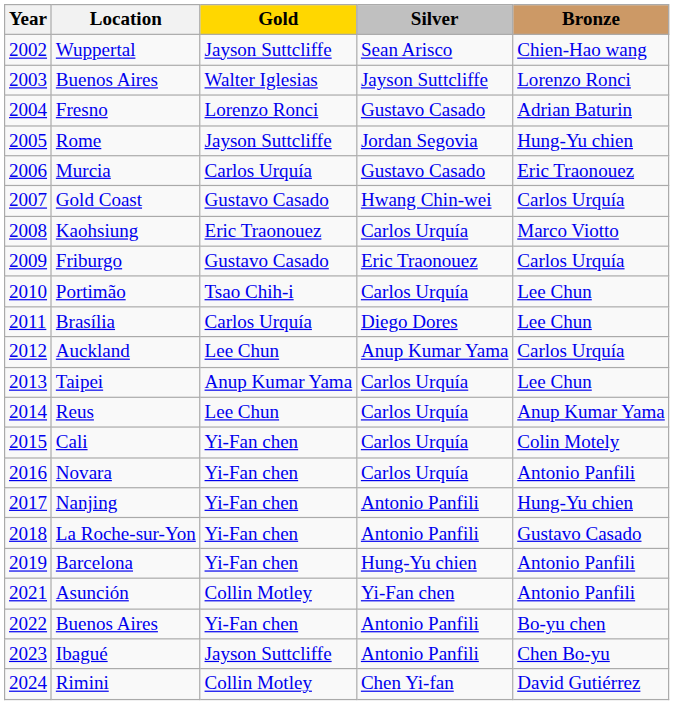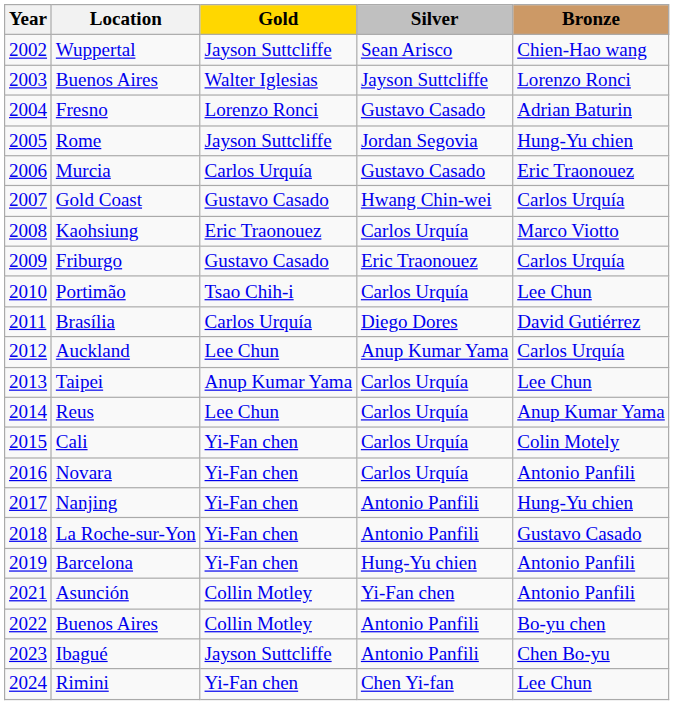(555, 321) Lee Chun -> (579, 321) David Gutiérrez
(251, 623) Yi-Fan chen -> (258, 623) Collin Motley
(258, 683) Collin Motley -> (251, 683) Yi-Fan chen
(579, 683) David Gutiérrez -> (555, 683) Lee Chun
